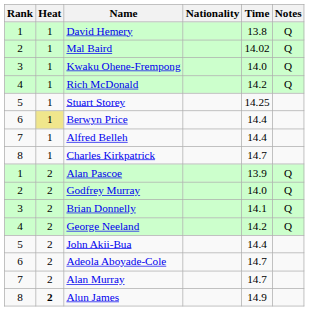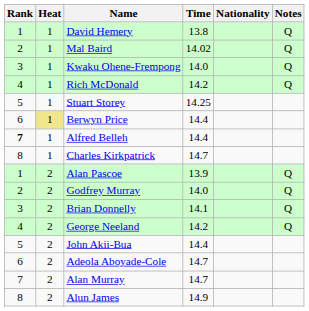columns swapped: (212, 13) <-> (257, 13)
(20, 137) normal -> (20, 137) bold
(50, 297) bold -> (50, 297) normal
